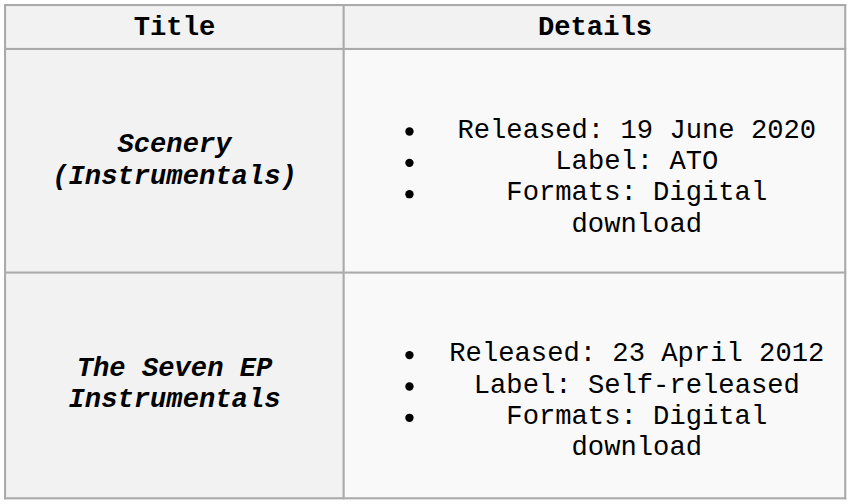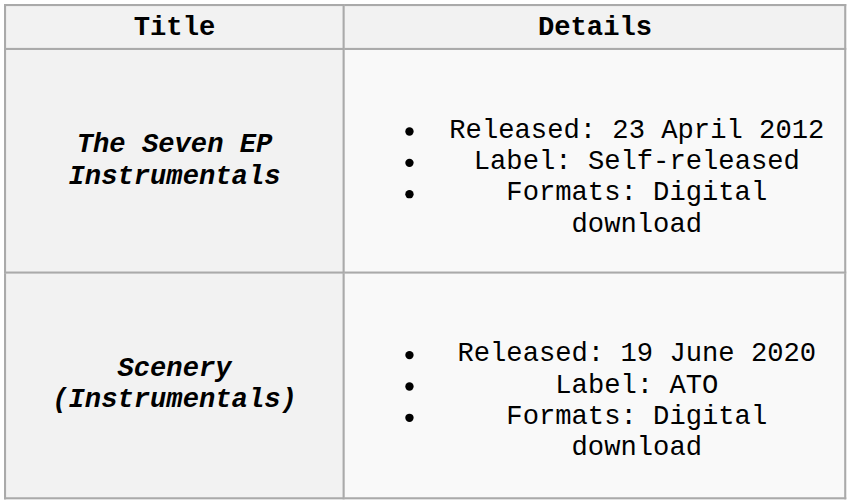rows swapped: (175, 385) <-> (175, 161)
